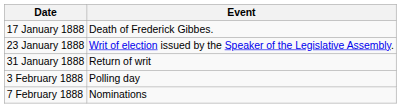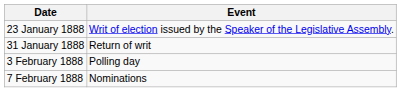- row: (45, 29)
